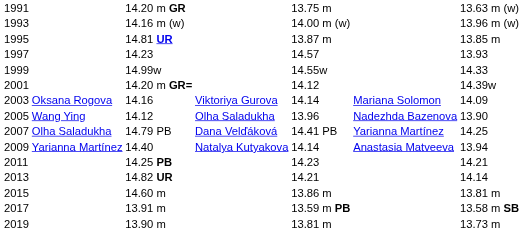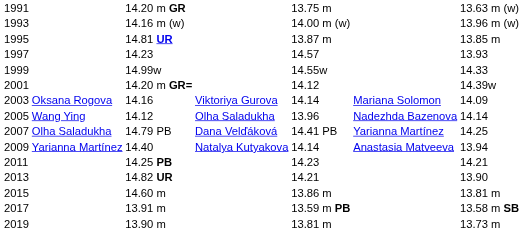(474, 116) 13.90 -> (474, 116) 14.14
(474, 177) 14.14 -> (474, 177) 13.90
